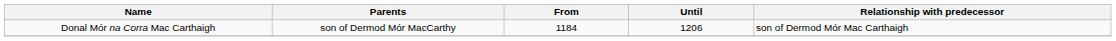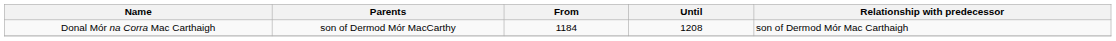(691, 28) 1206 -> (691, 28) 1208
